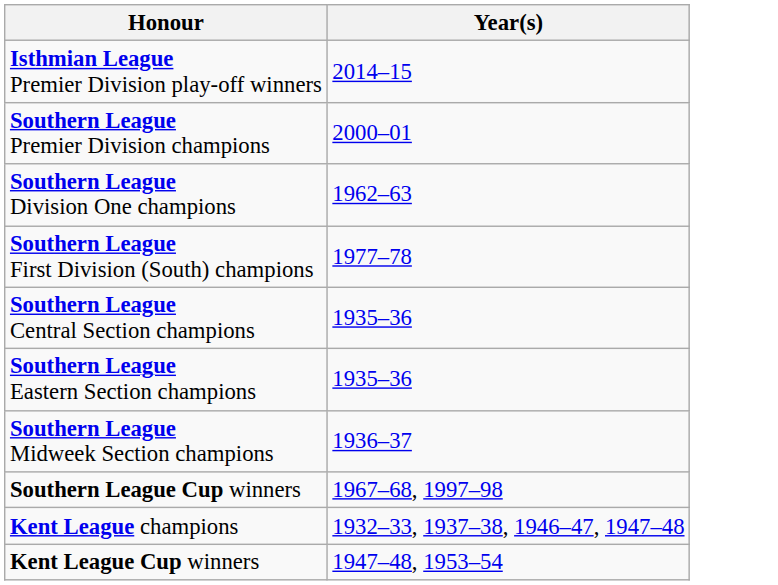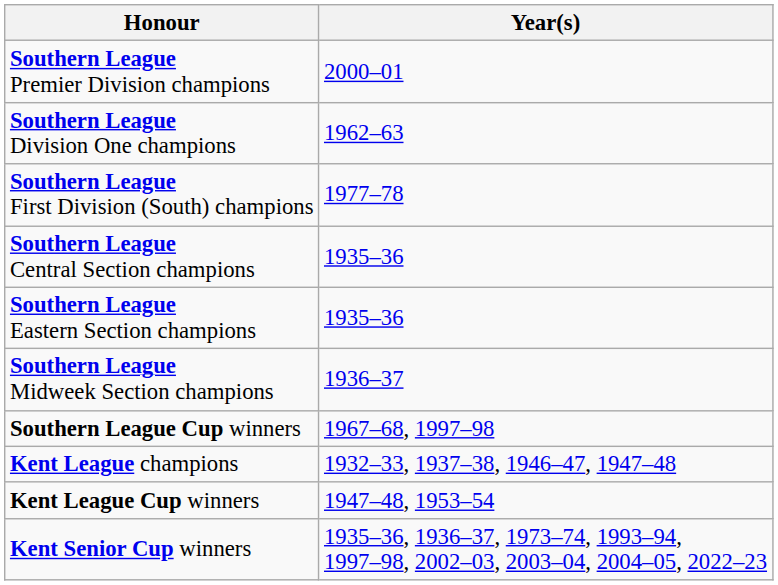- row: (166, 71)
+ row: (131, 548)
